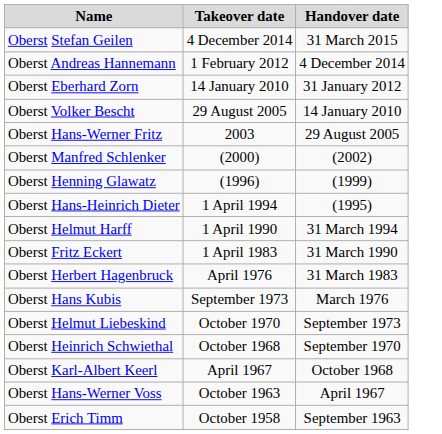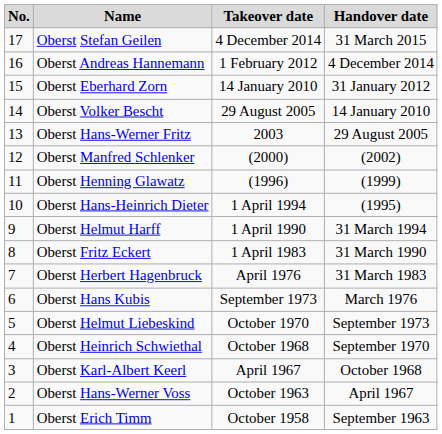+ column: (19, 16)
